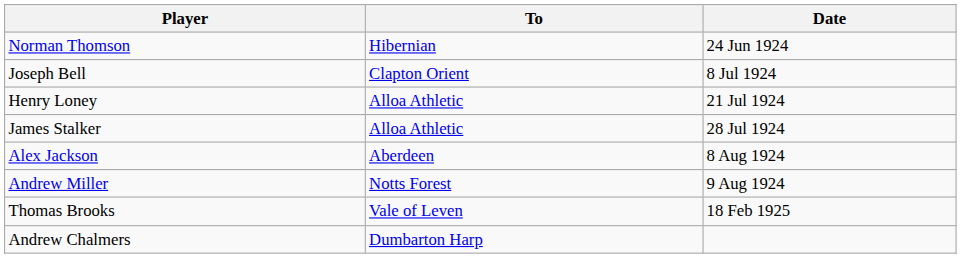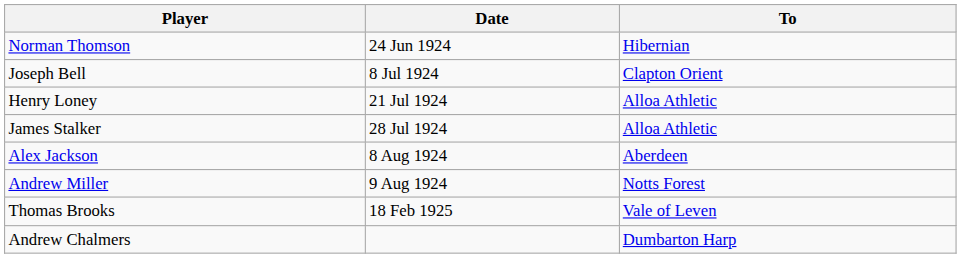columns swapped: (534, 18) <-> (830, 18)
